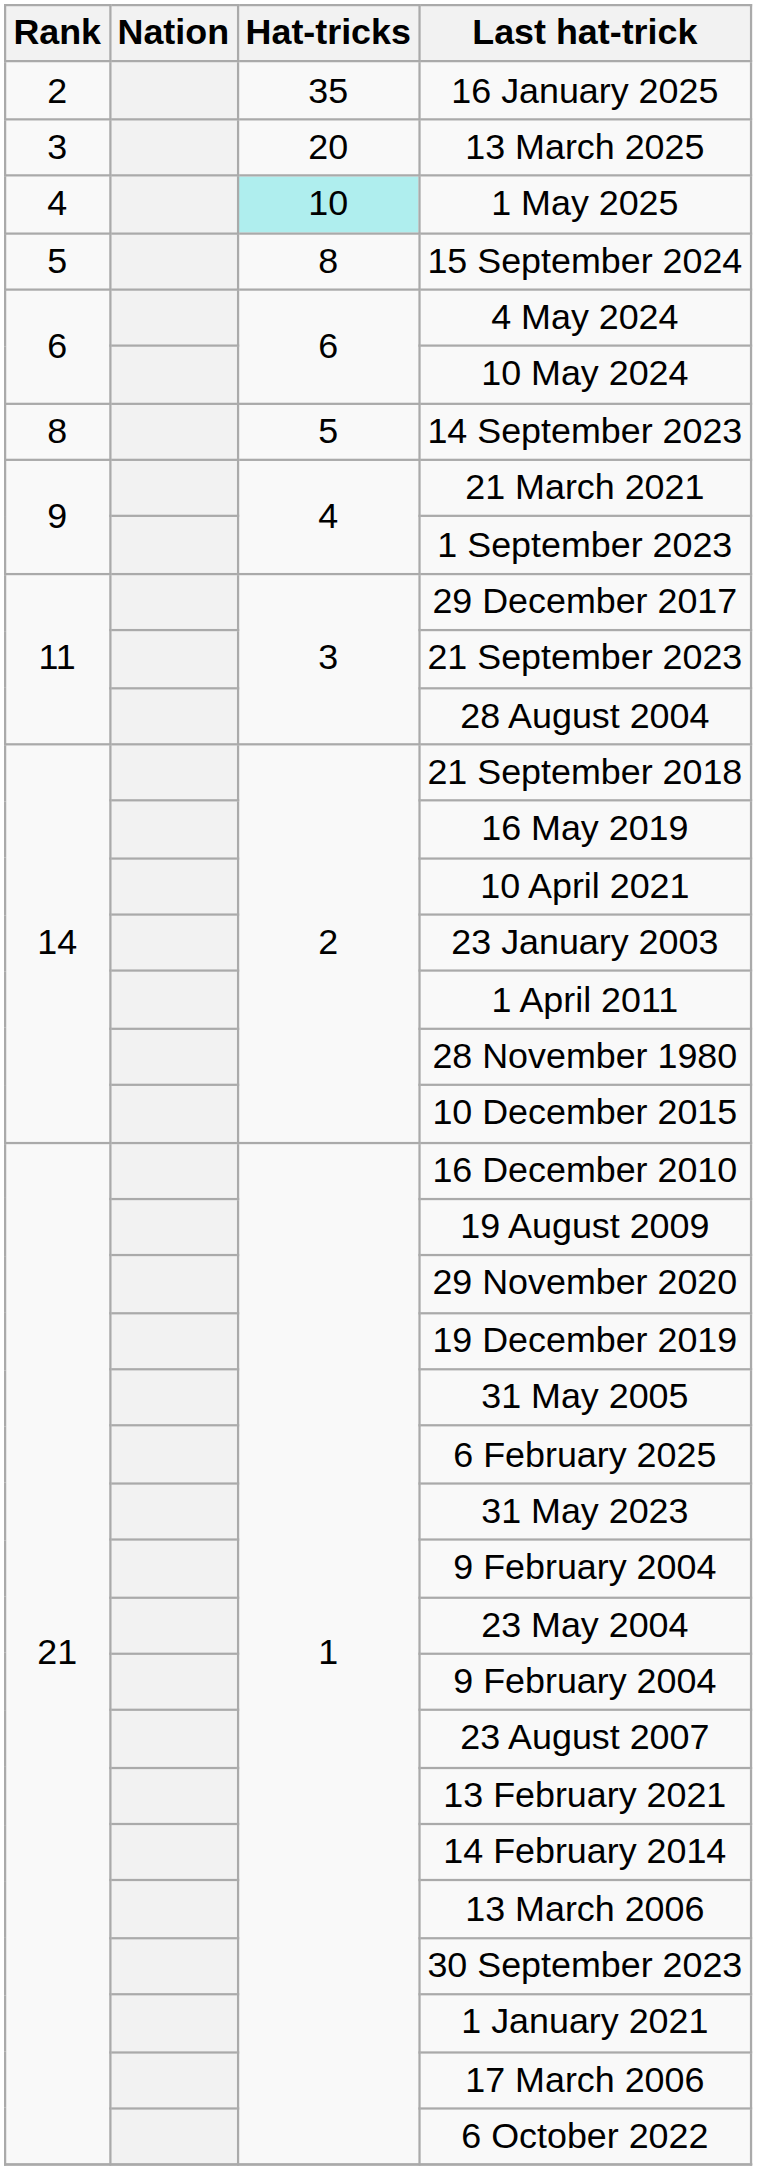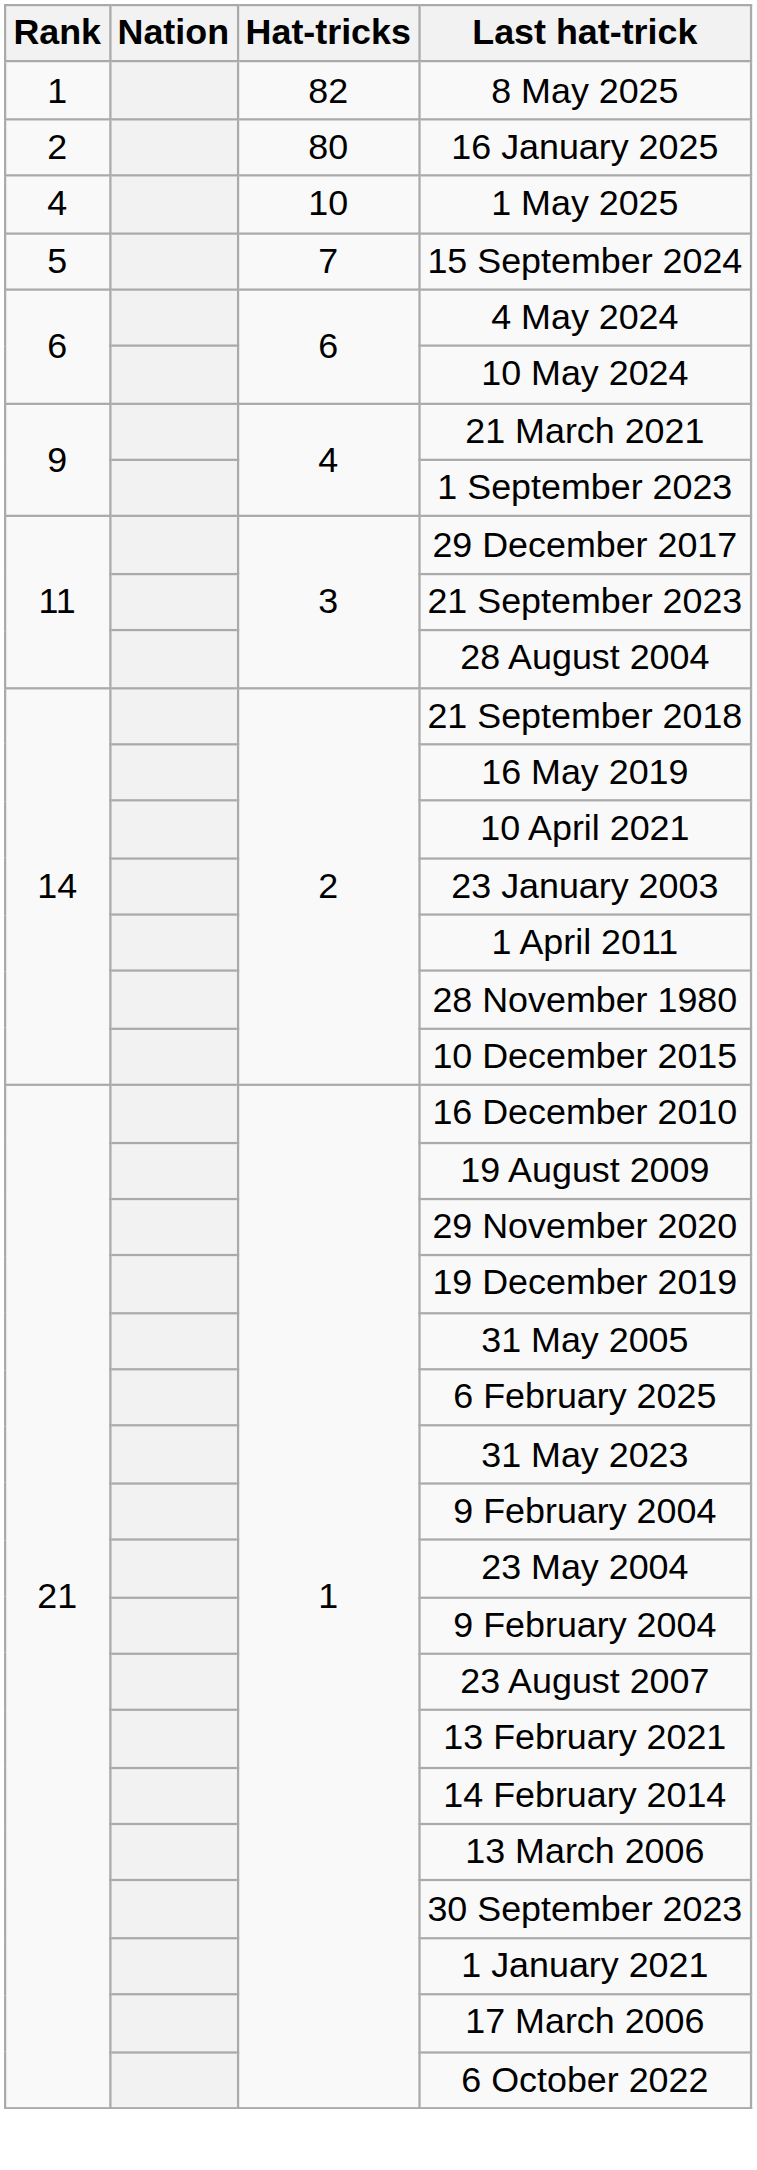+ row: (57, 89)
(328, 89) 35 -> (328, 146) 80
- row: (57, 146)
(328, 203) paleturquoise background -> (328, 203) no background
(328, 260) 8 -> (328, 260) 7
- row: (57, 430)
